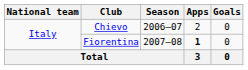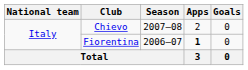(163, 27) 2006–07 -> (163, 27) 2007–08
(163, 42) 2007–08 -> (163, 42) 2006–07
